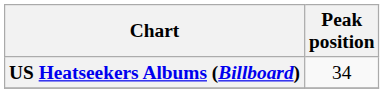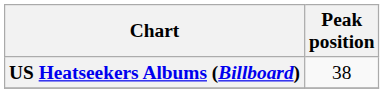(342, 72) 34 -> (342, 72) 38
